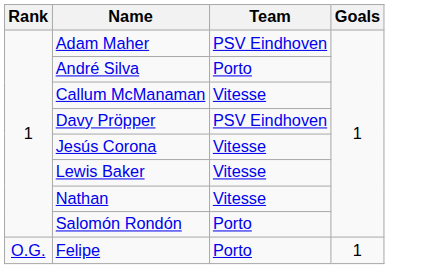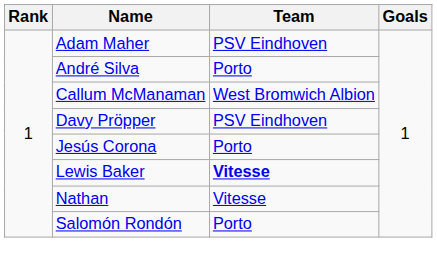(239, 95) Vitesse -> (294, 95) West Bromwich Albion
(239, 146) Vitesse -> (232, 146) Porto
(239, 172) normal -> (241, 172) bold
- row: (78, 250)
